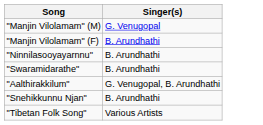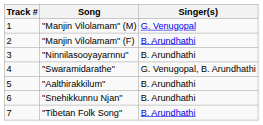+ column: (22, 12)
(132, 69) B. Arundhathi -> (198, 69) G. Venugopal, B. Arundhathi
(163, 84) G. Venugopal, B. Arundhathi -> (168, 84) B. Arundhathi
(134, 113) Various Artists -> (168, 113) B. Arundhathi
